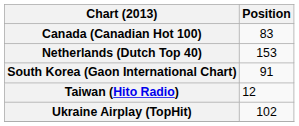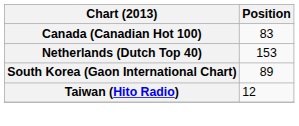(267, 72) 91 -> (267, 72) 89
- row: (122, 111)
